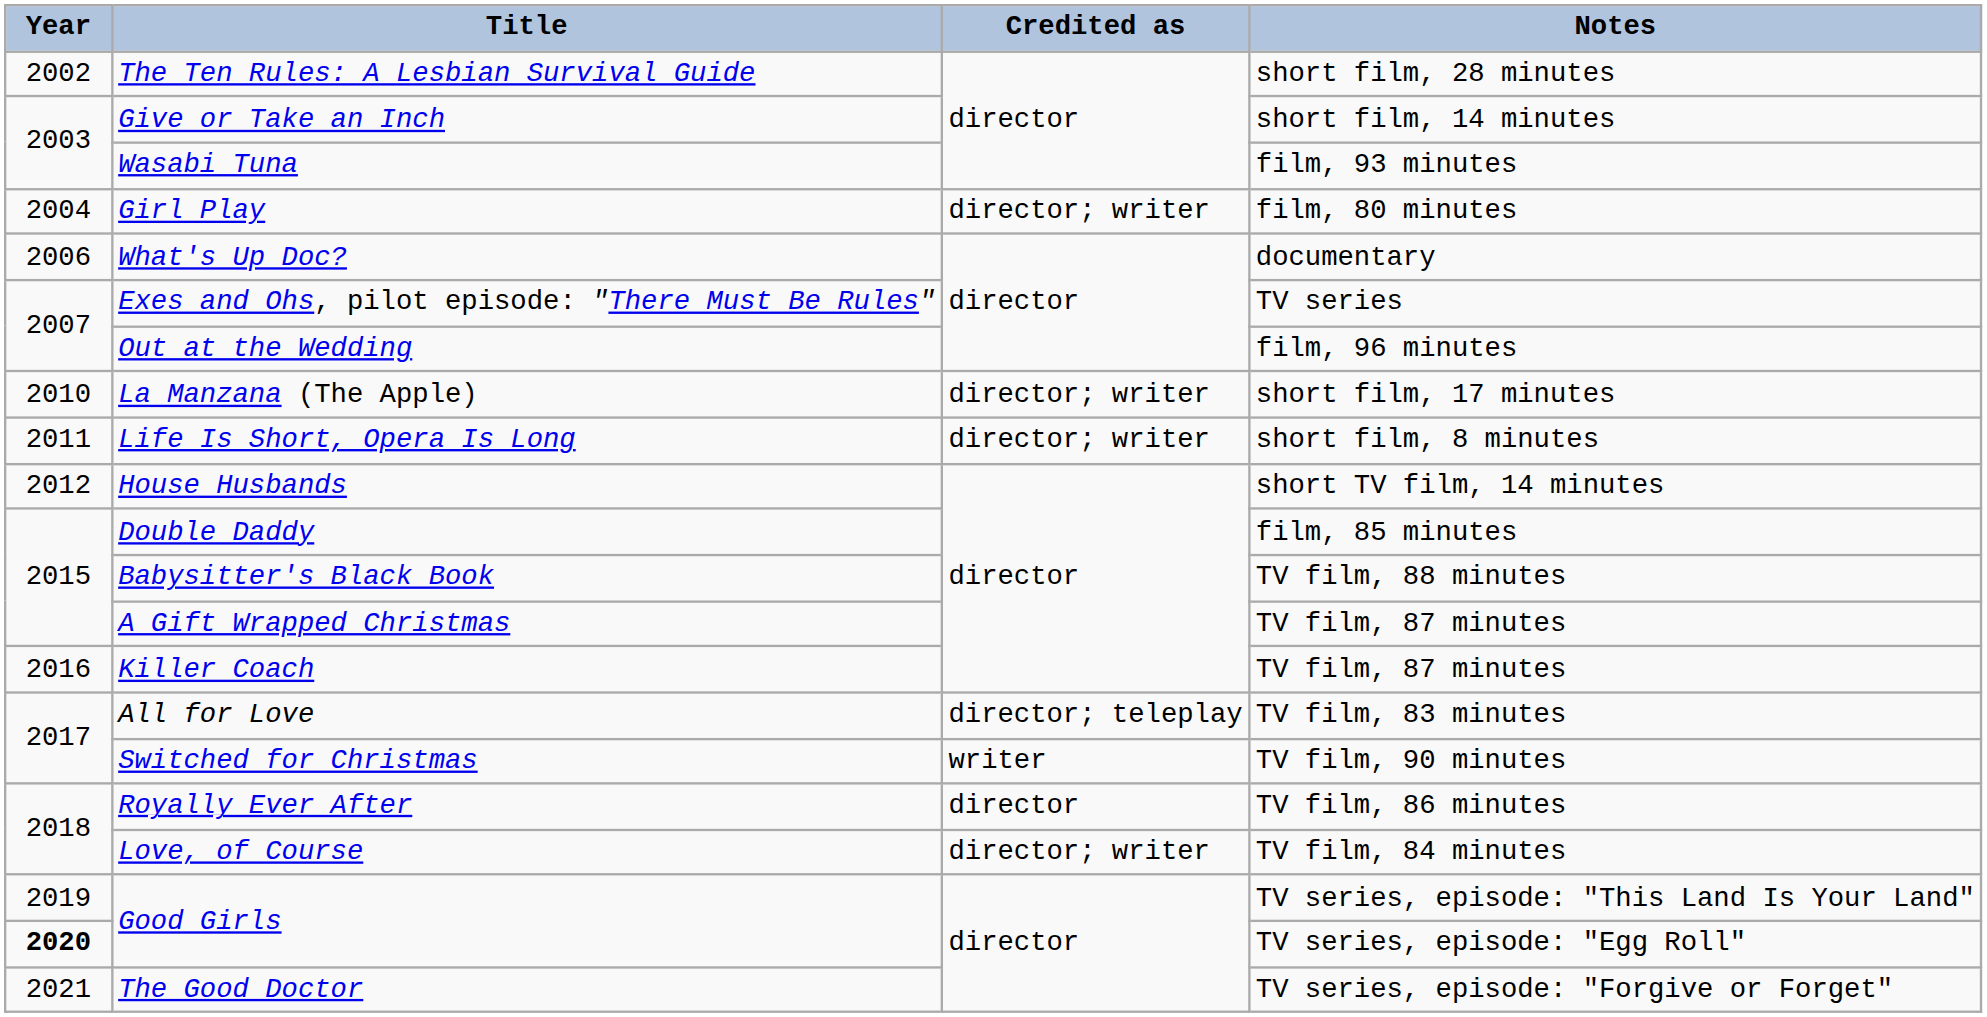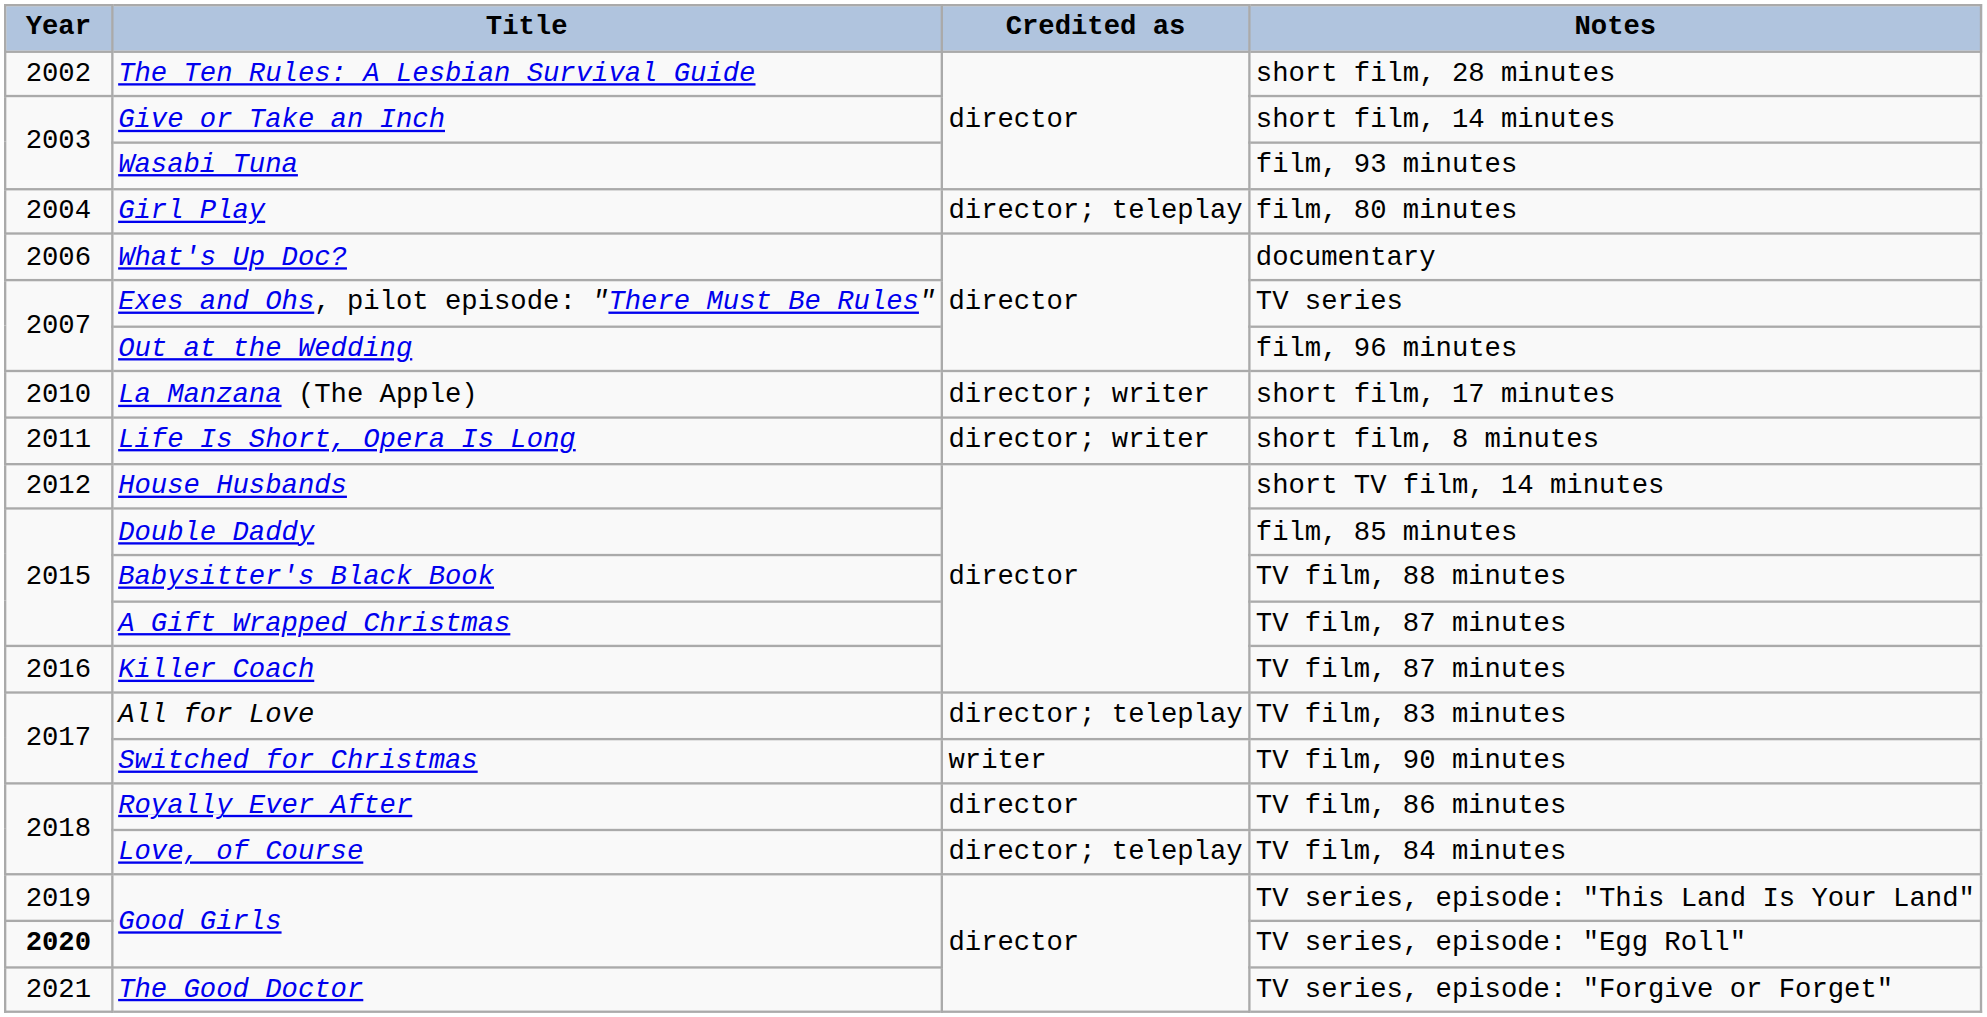(1079, 211) director; writer -> (1096, 211) director; teleplay
(1079, 852) director; writer -> (1096, 852) director; teleplay
